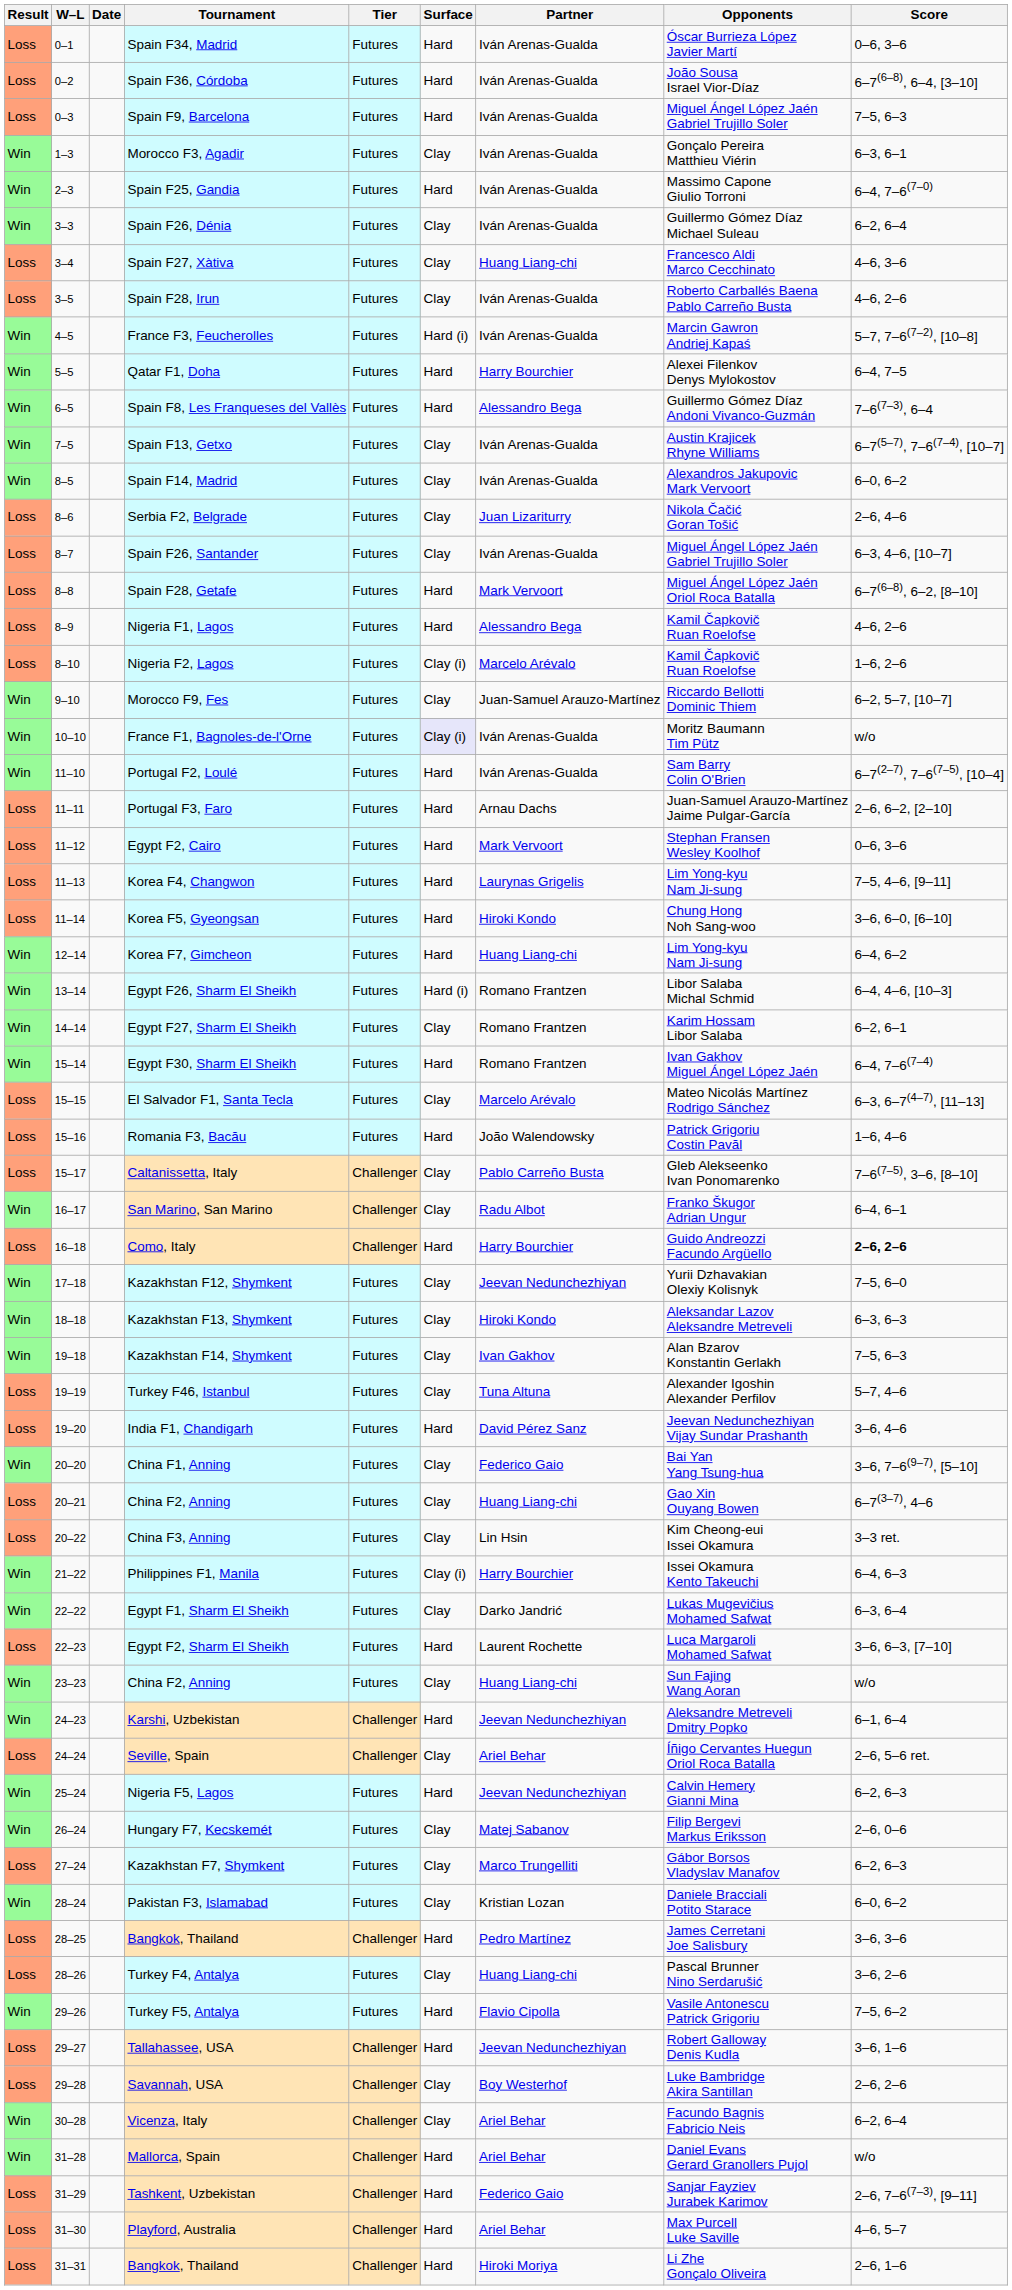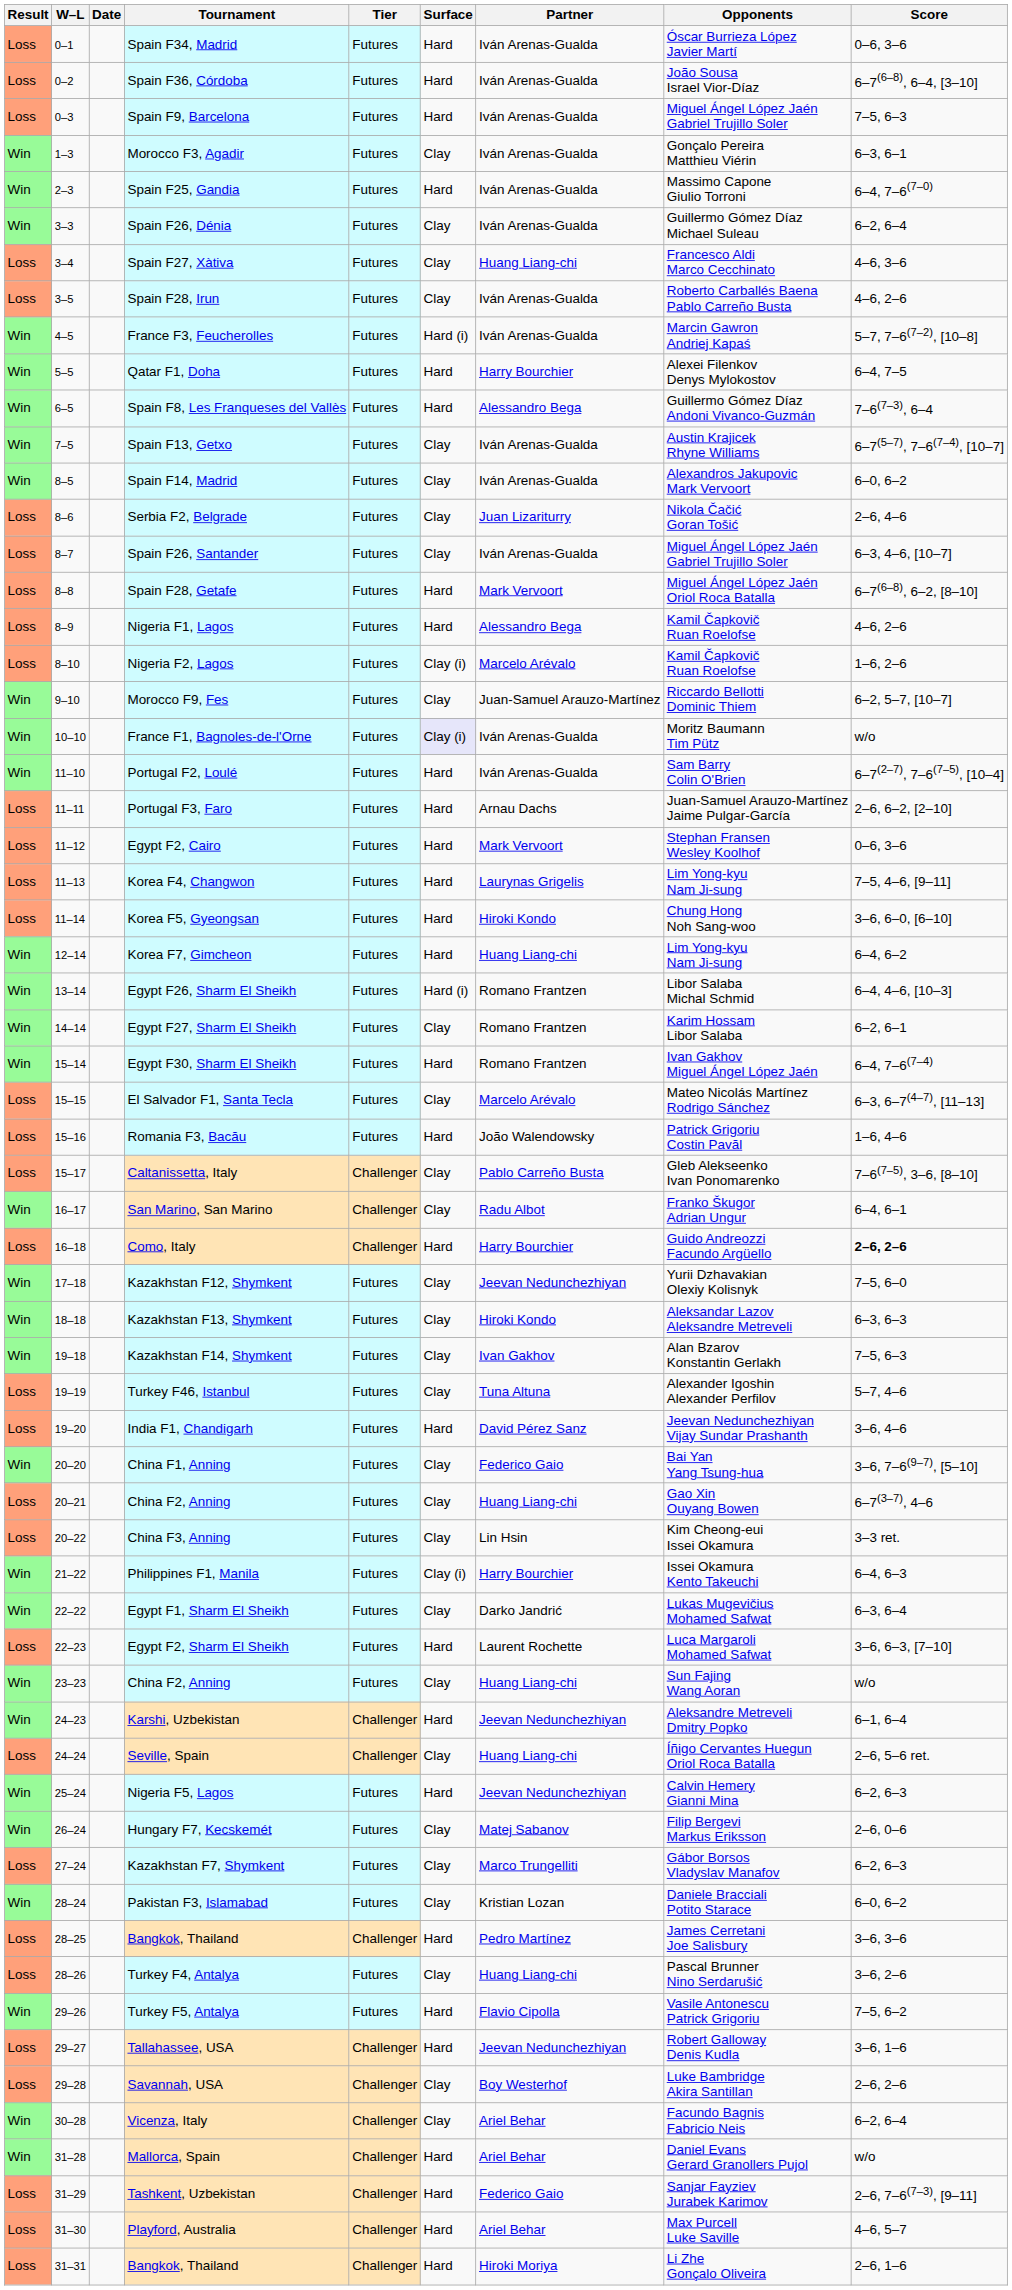(512, 1756) Ariel Behar -> (528, 1756) Huang Liang-chi
